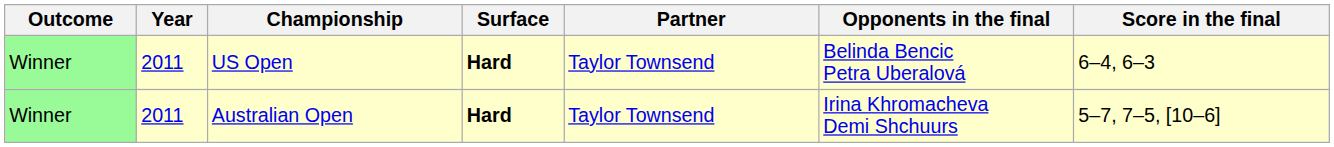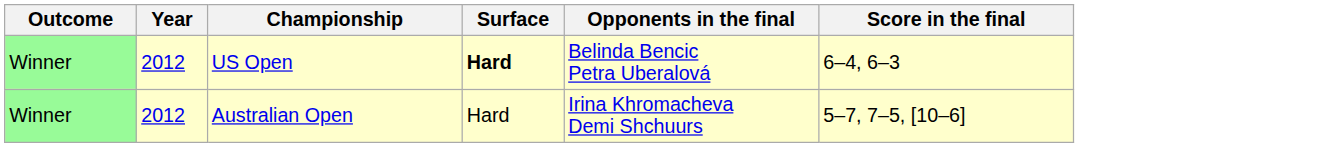- column: (691, 20)
(162, 62) 2011 -> (163, 62) 2012
(162, 115) 2011 -> (163, 115) 2012
(489, 115) bold -> (488, 115) normal
